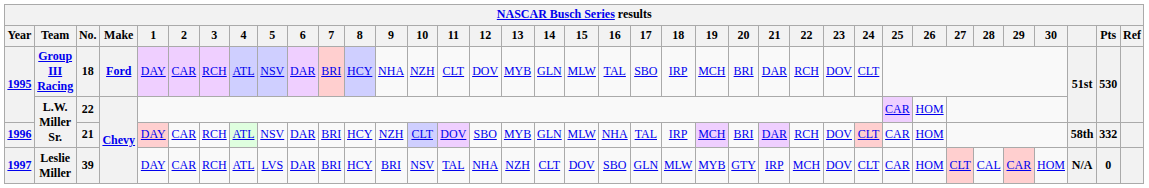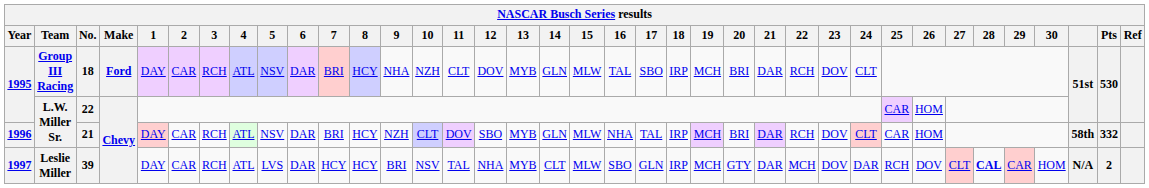(331, 165) BRI -> (334, 165) HCY
(518, 165) NZH -> (523, 165) MYB
(582, 165) DOV -> (587, 165) MLW
(678, 165) MLW -> (679, 165) IRP
(712, 165) MYB -> (707, 165) MCH
(774, 165) IRP -> (770, 165) DAR
(869, 165) CLT -> (866, 165) DAR
(897, 165) CAR -> (897, 165) RCH
(930, 165) HOM -> (929, 165) DOV
(989, 165) normal -> (989, 165) bold
(1108, 165) 0 -> (1109, 165) 2
